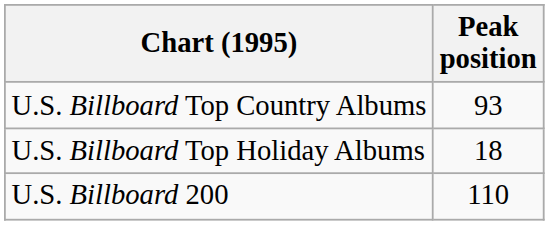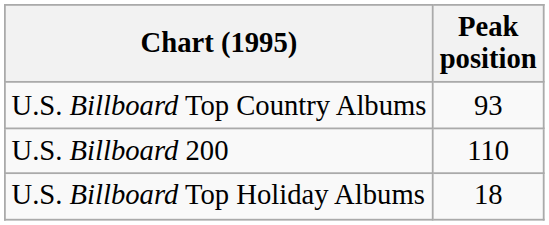rows swapped: (120, 195) <-> (218, 150)
